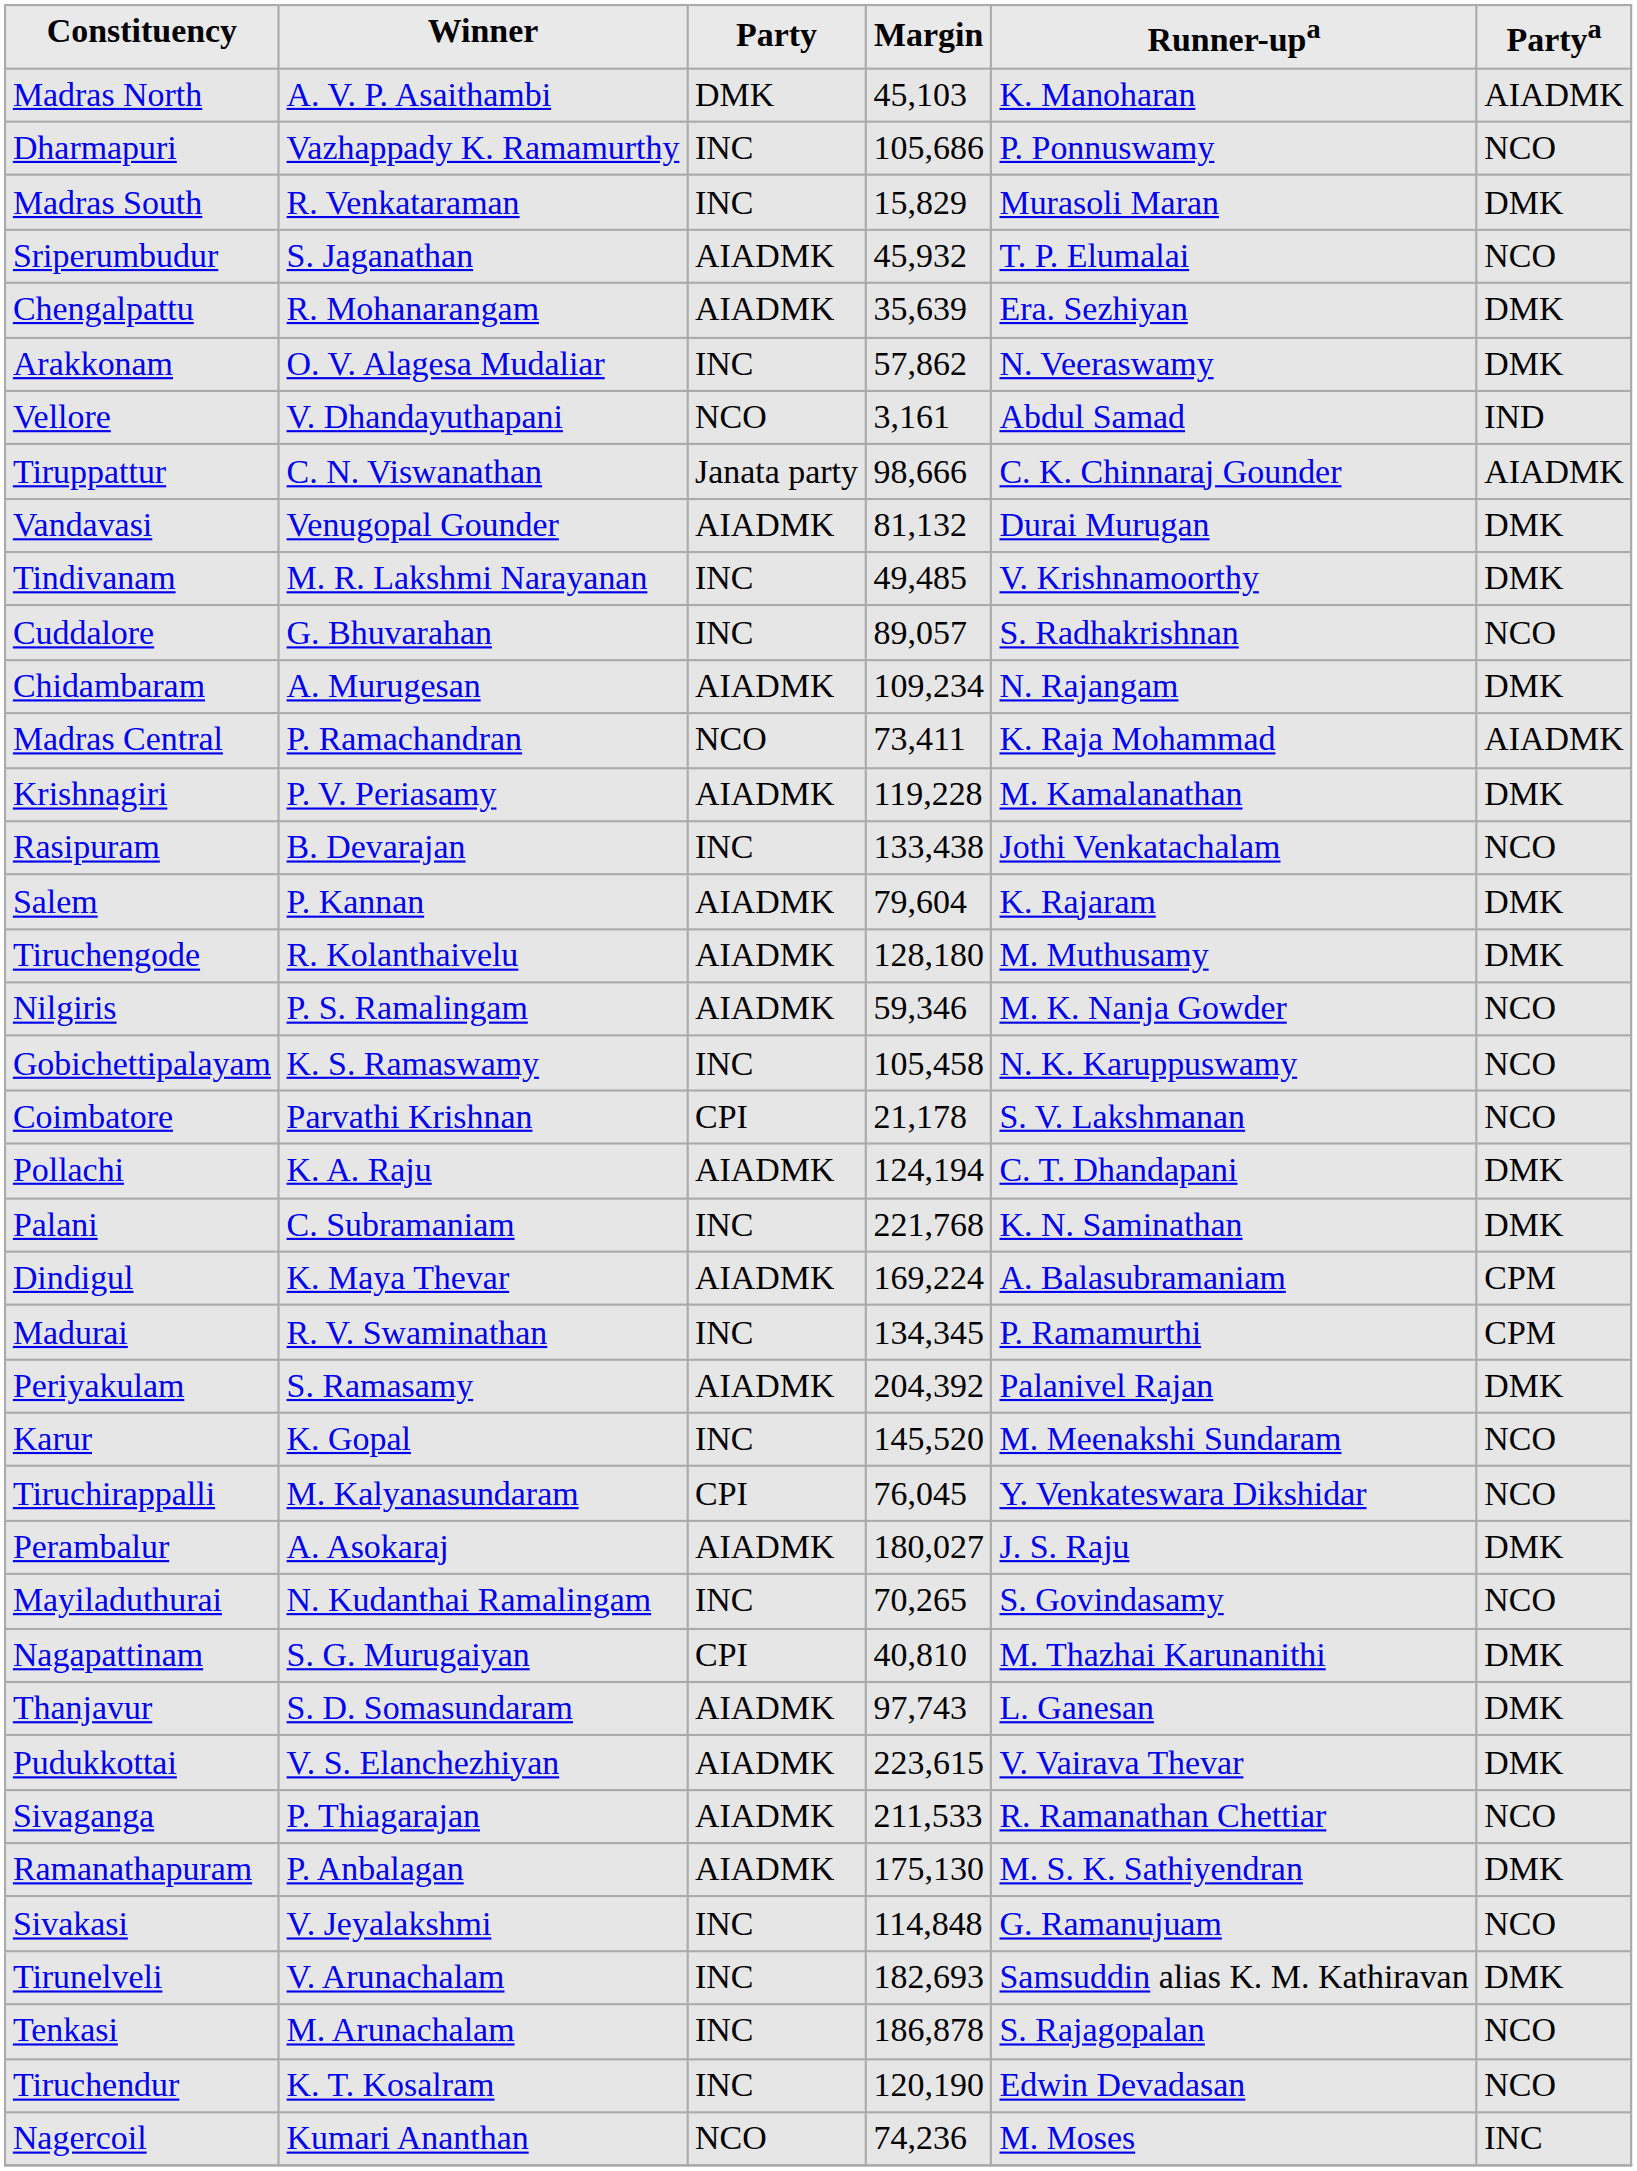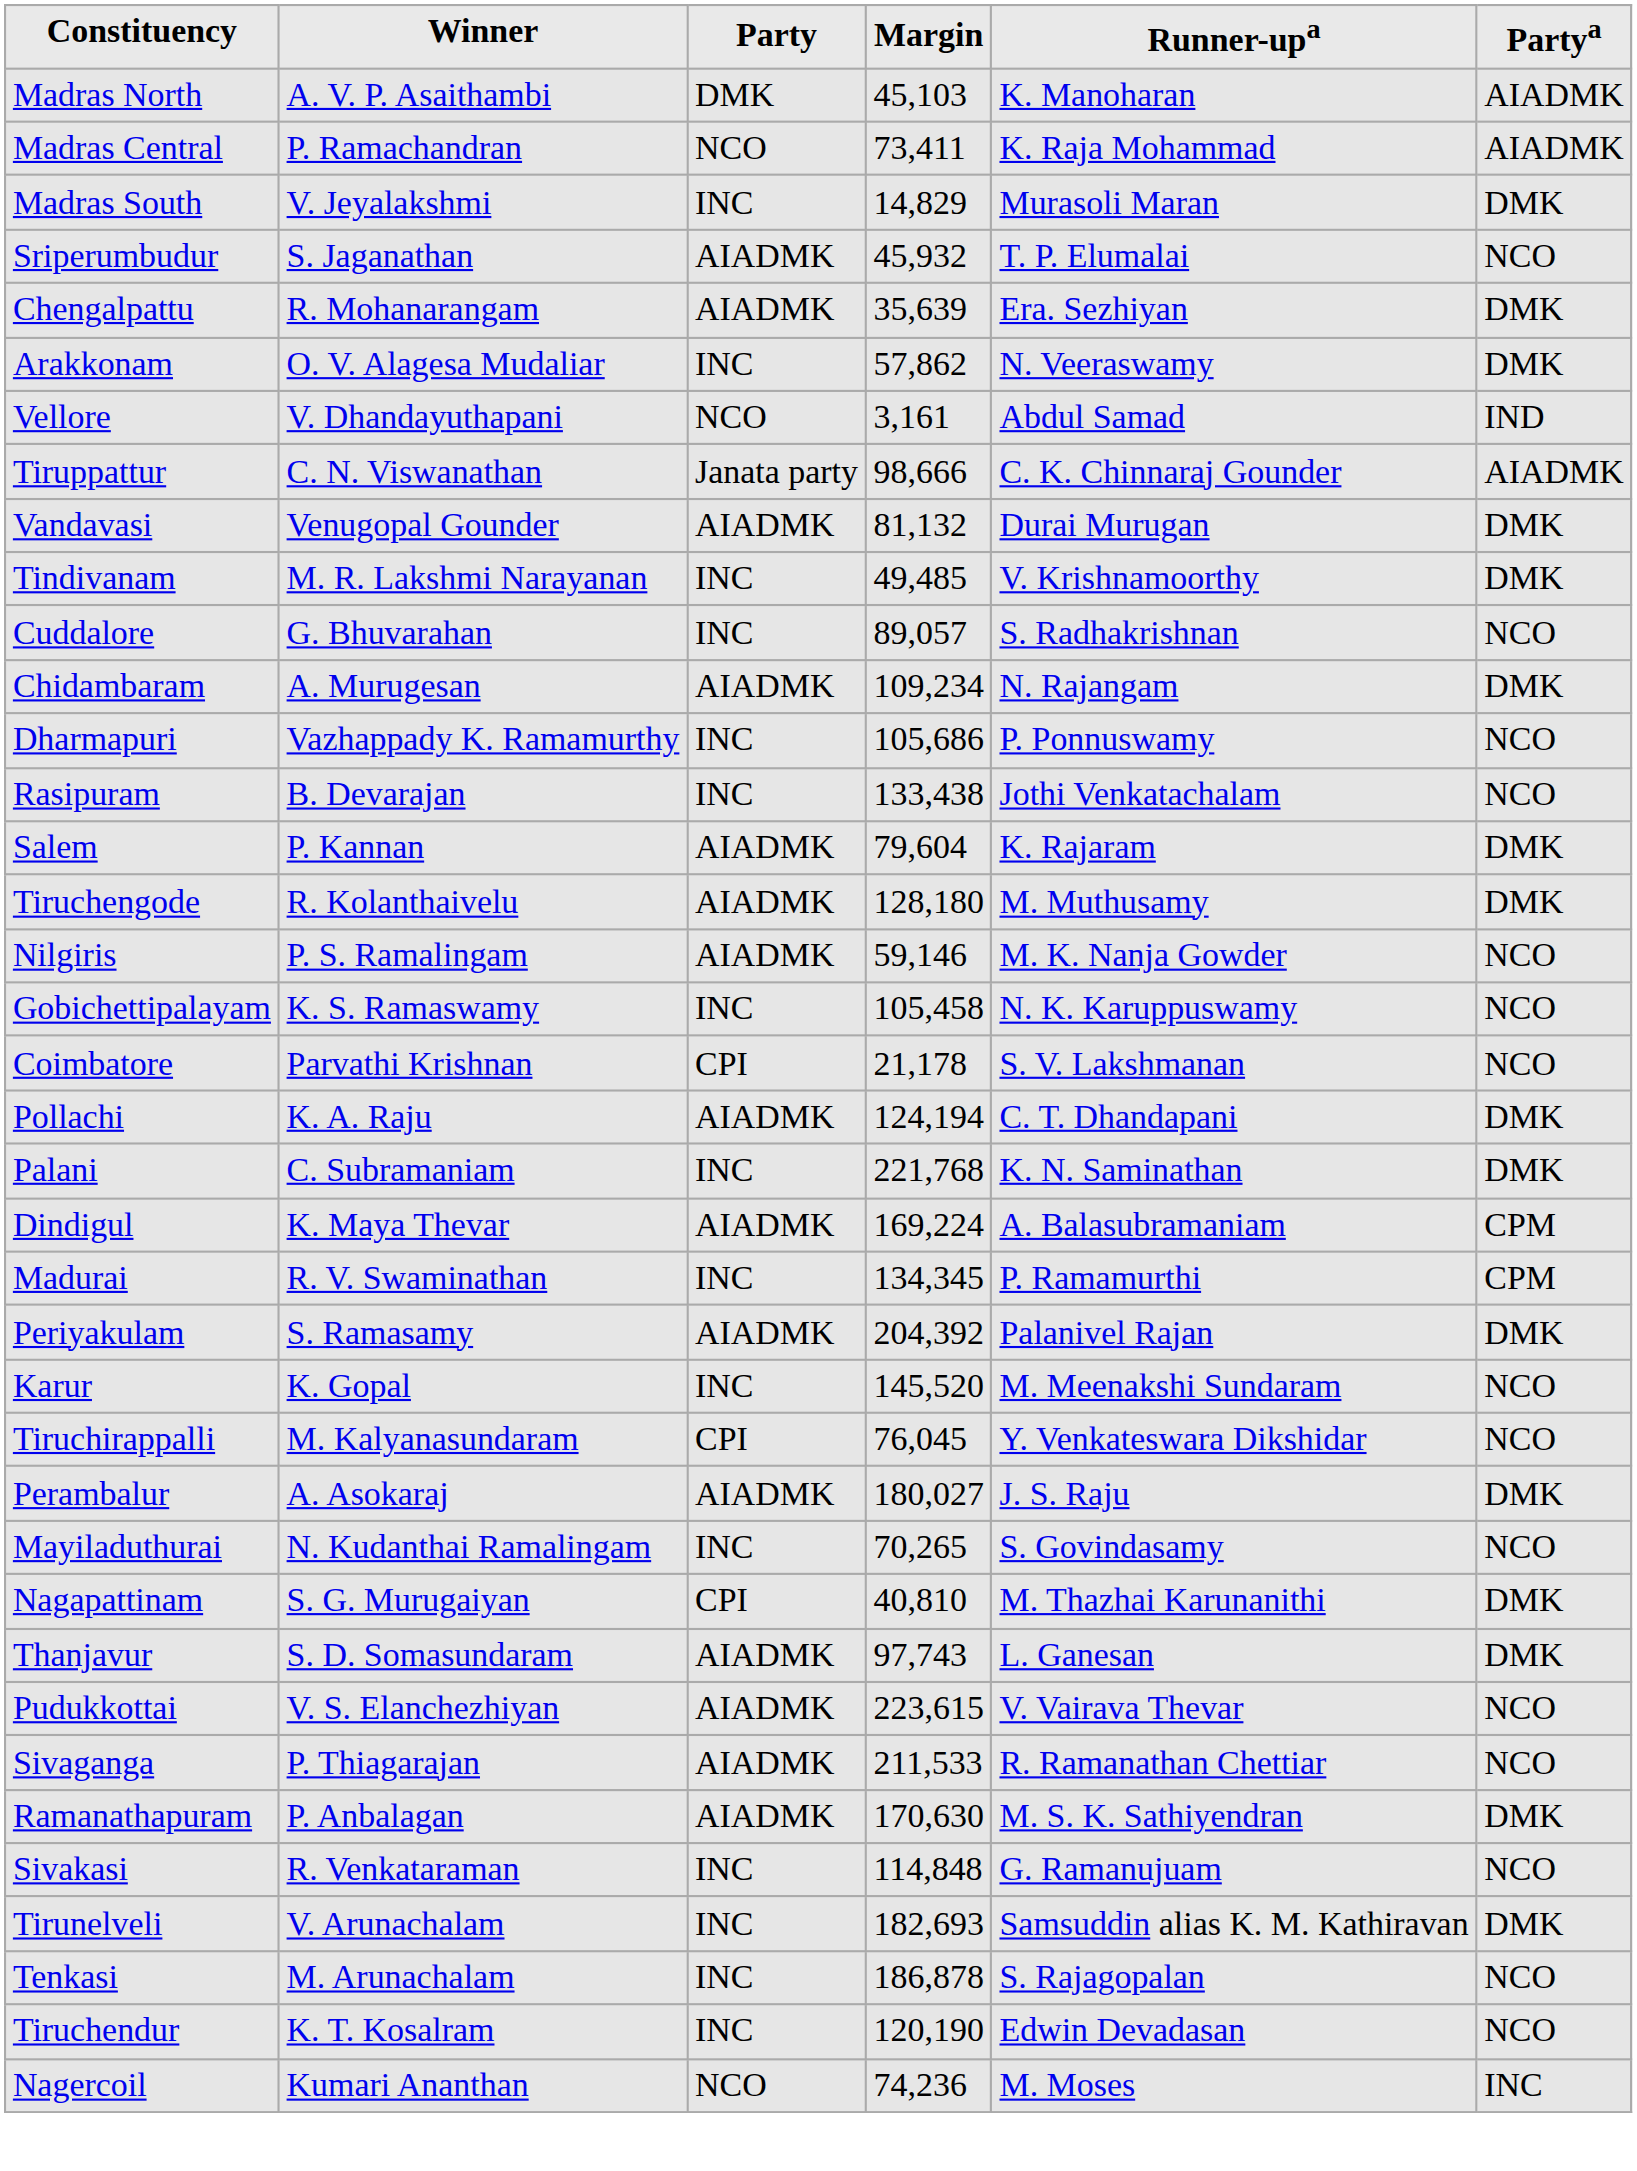rows swapped: (118, 739) <-> (95, 148)
(403, 201) R. Venkataraman -> (389, 201) V. Jeyalakshmi
(920, 201) 15,829 -> (920, 201) 14,829
- row: (90, 793)
(920, 1008) 59,346 -> (920, 955) 59,146
(1524, 1762) DMK -> (1520, 1708) NCO
(929, 1869) 175,130 -> (929, 1815) 170,630
(389, 1923) V. Jeyalakshmi -> (403, 1869) R. Venkataraman
